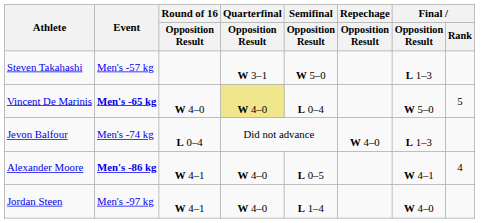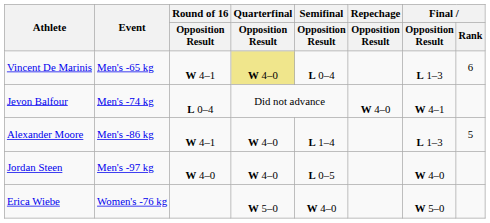- row: (45, 68)
(127, 101) bold -> (125, 68) normal
(190, 109) W 4–0 -> (200, 76) W 4–1
(419, 109) W 5–0 -> (430, 76) L 1–3
(460, 101) 5 -> (471, 68) 6
(419, 142) L 1–3 -> (430, 109) W 4–1
(127, 168) bold -> (125, 135) normal
(311, 176) L 0–5 -> (321, 142) L 1–4
(419, 176) W 4–1 -> (430, 142) L 1–3
(460, 168) 4 -> (471, 135) 5
(190, 209) W 4–1 -> (200, 176) W 4–0
(311, 209) L 1–4 -> (321, 176) L 0–5
+ row: (33, 201)
